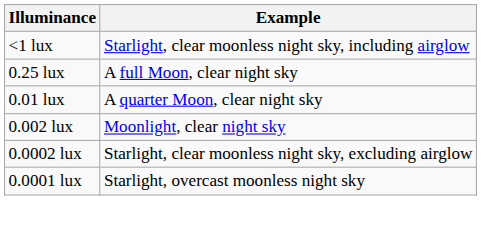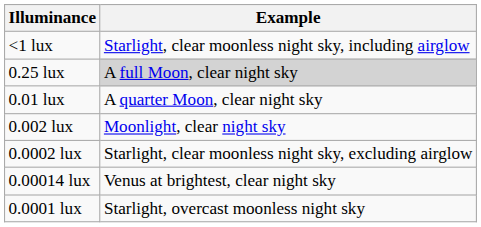(201, 72) no background -> (201, 72) lightgrey background
+ row: (49, 180)
